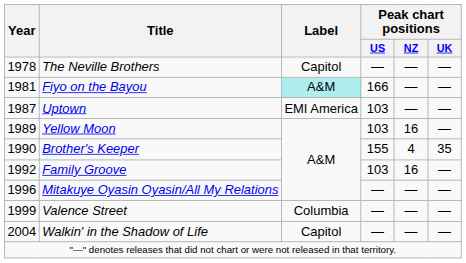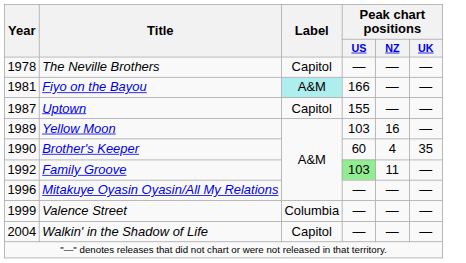(321, 108) EMI America -> (312, 108) Capitol
(378, 108) 103 -> (359, 108) 155
(378, 149) 155 -> (359, 149) 60
(378, 169) no background -> (359, 169) lightgreen background
(411, 169) 16 -> (392, 169) 11
